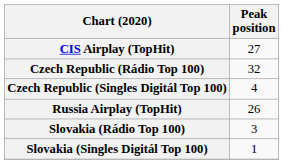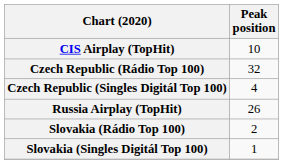(254, 48) 27 -> (254, 48) 10
(254, 128) 3 -> (254, 128) 2
